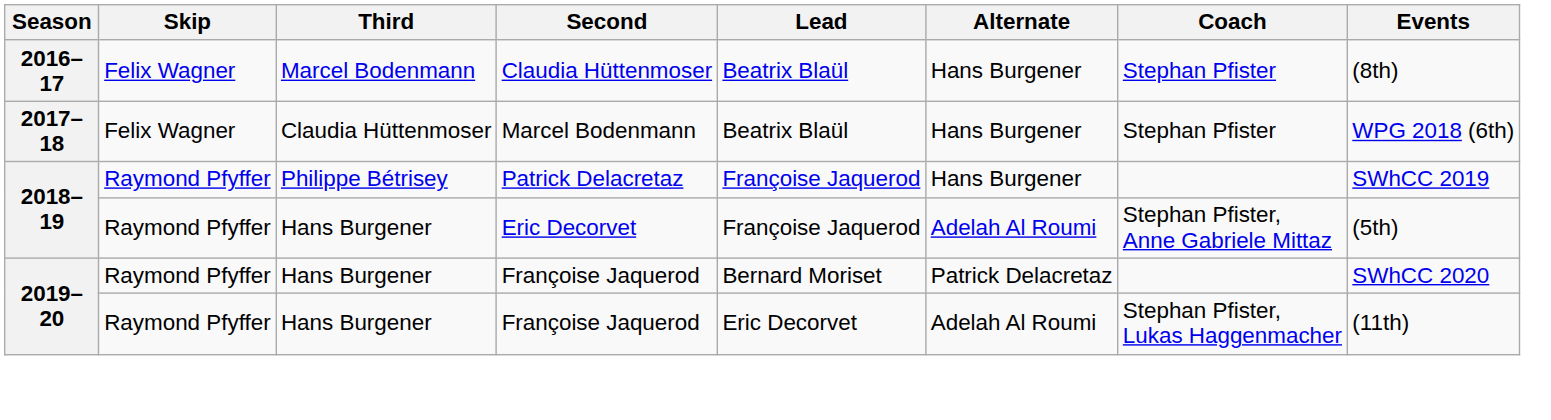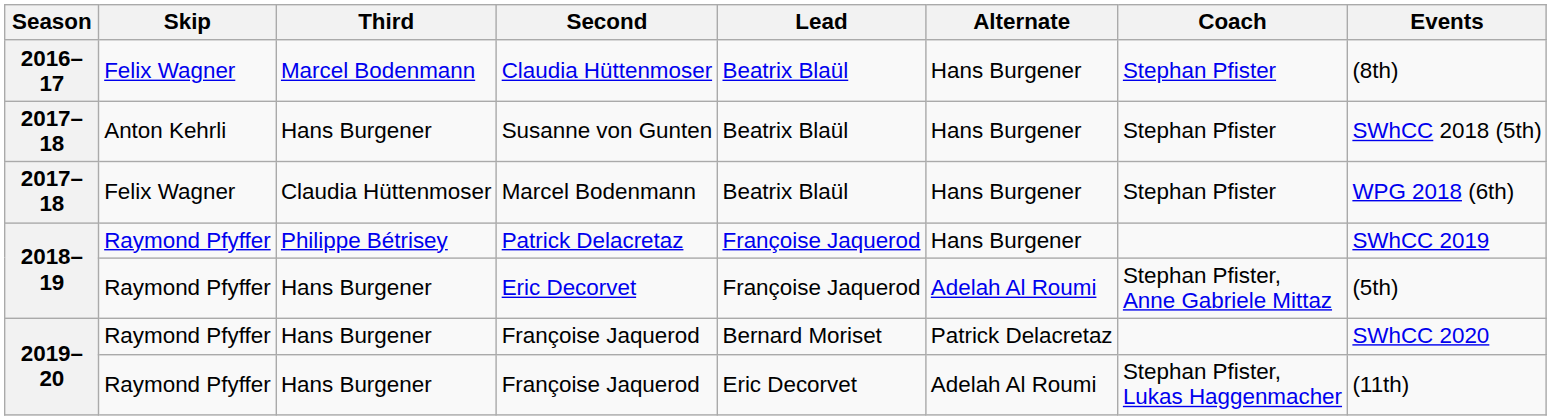+ row: (52, 131)
